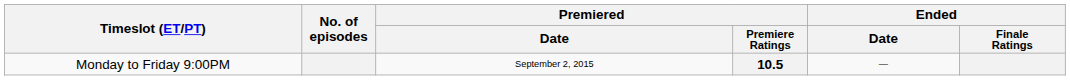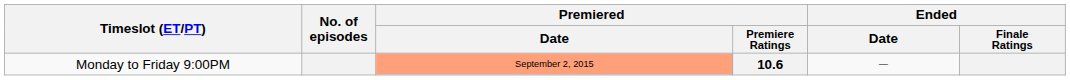(554, 64) no background -> (554, 64) lightsalmon background
(770, 64) 10.5 -> (770, 64) 10.6
